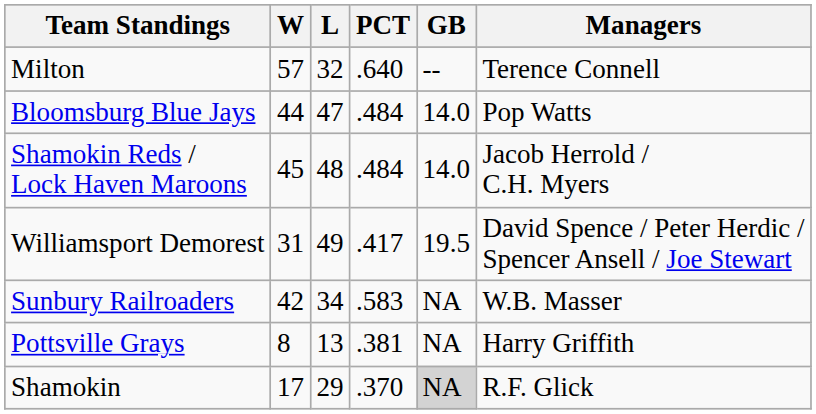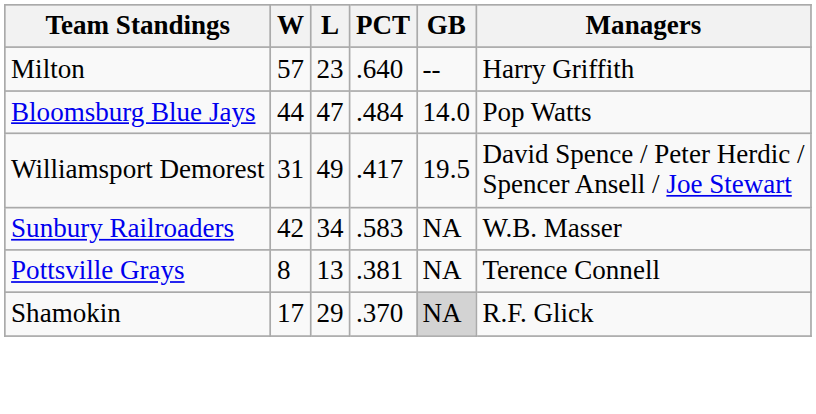(330, 68) 32 -> (330, 68) 23
(571, 68) Terence Connell -> (558, 68) Harry Griffith
- row: (129, 169)
(558, 344) Harry Griffith -> (571, 270) Terence Connell
